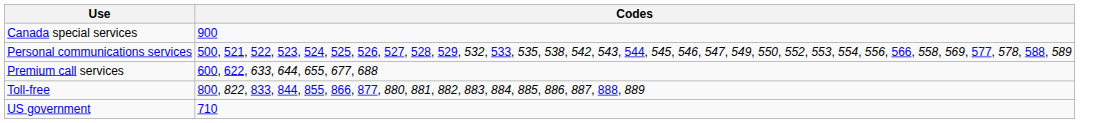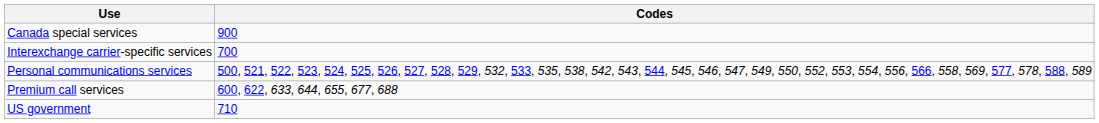+ row: (110, 52)
- row: (28, 90)
